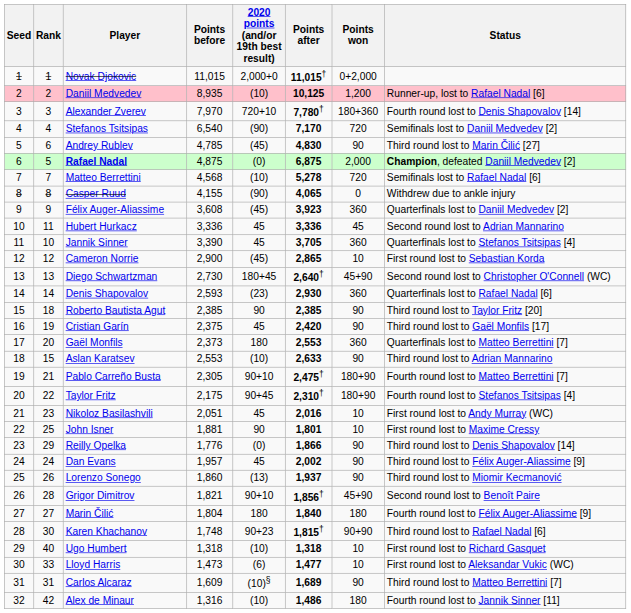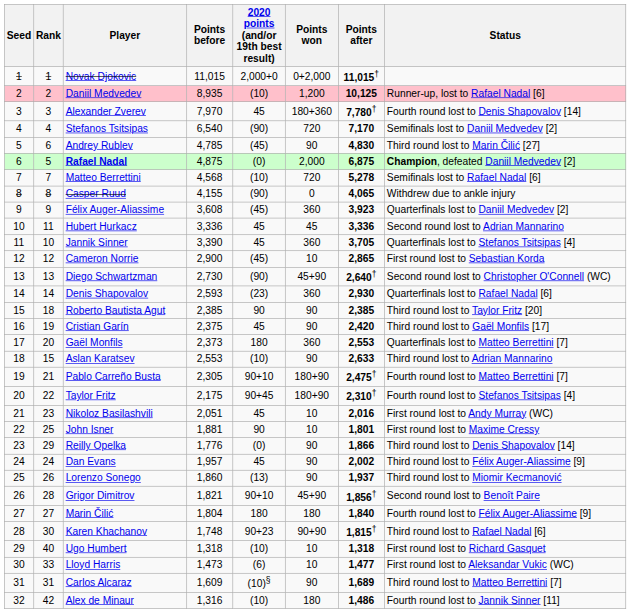columns swapped: (358, 35) <-> (309, 35)
(259, 111) 720+10 -> (259, 111) 45
(259, 276) 180+45 -> (259, 276) (90)
